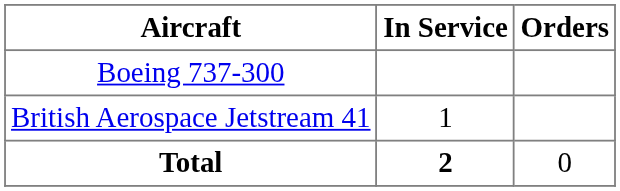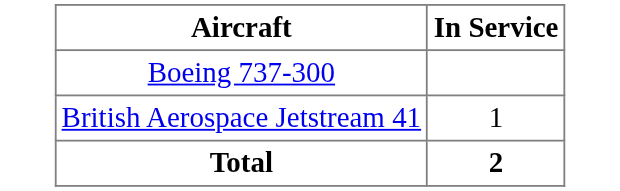- column: (565, 27)
